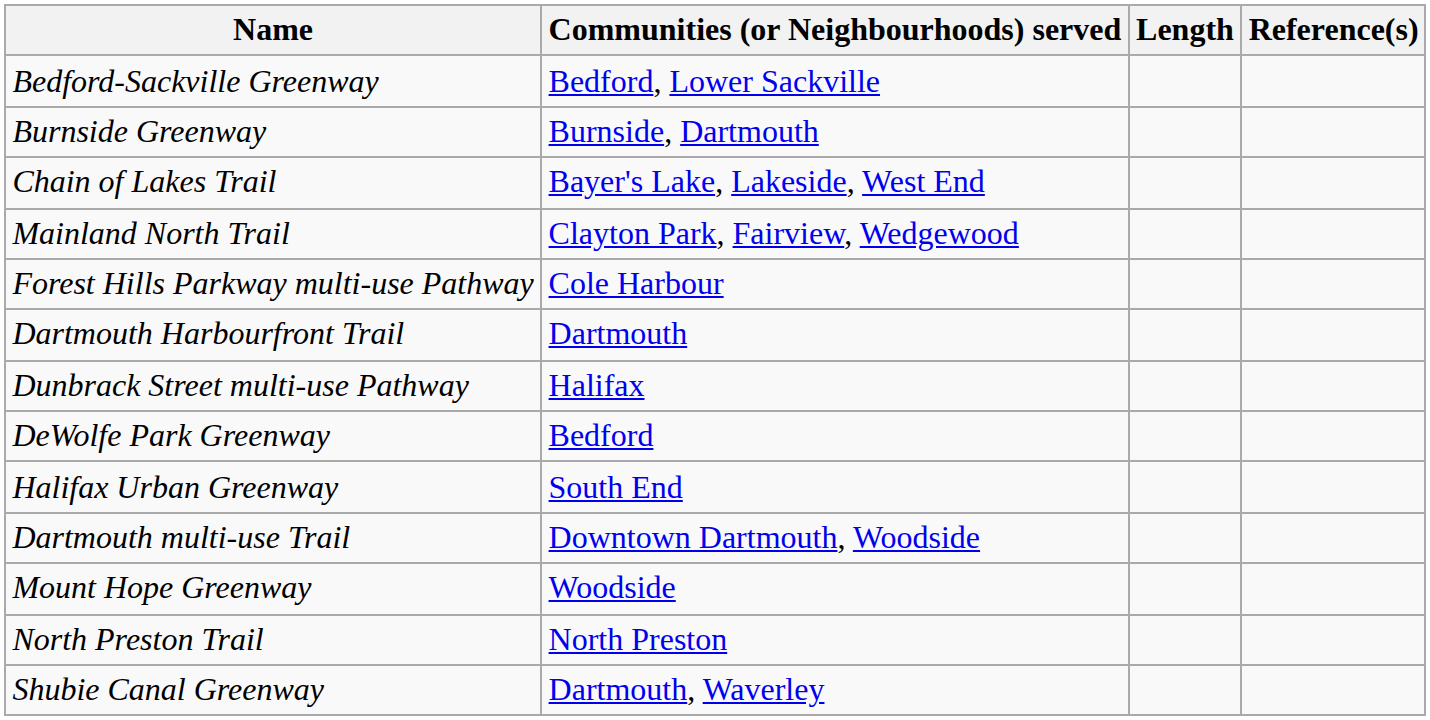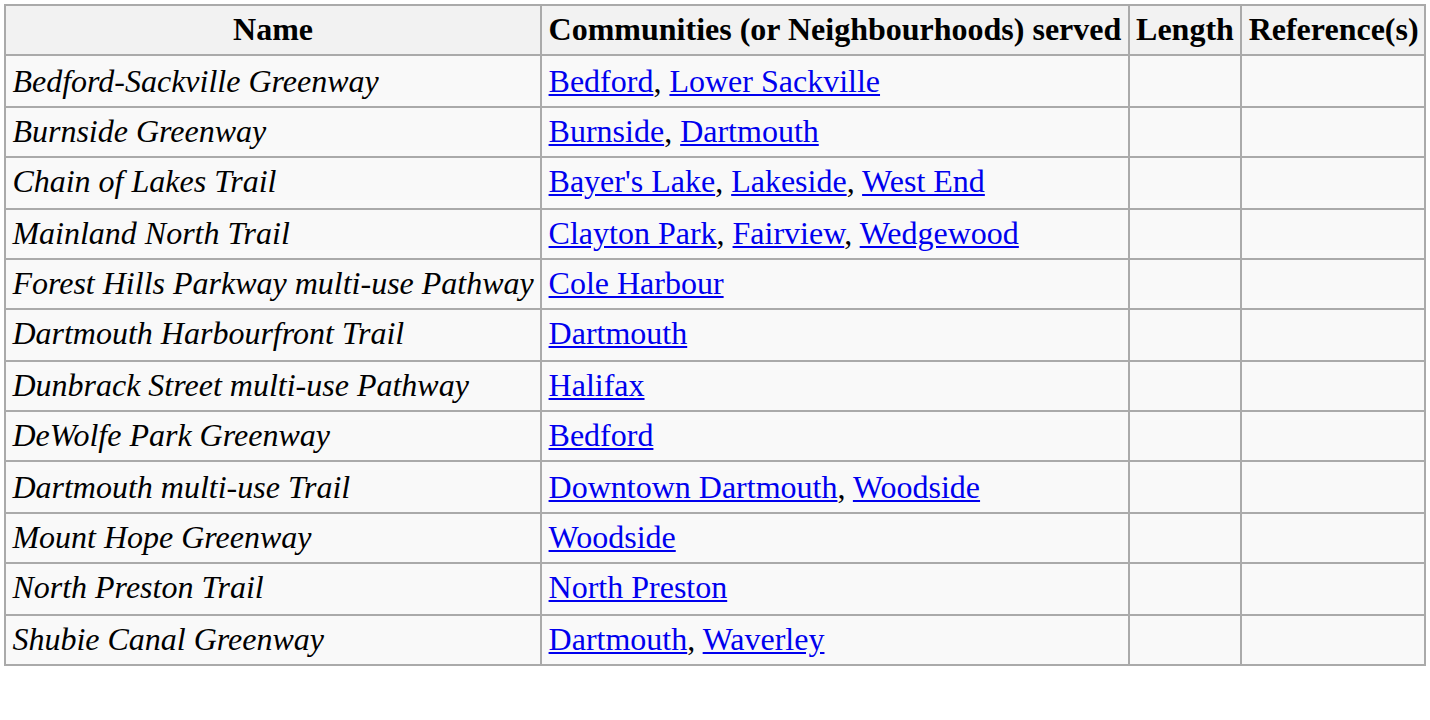- row: (175, 486)
